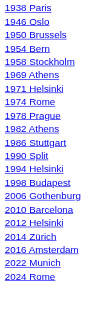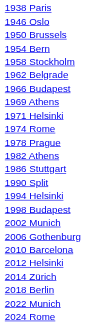+ row: (37, 75)
+ row: (38, 89)
+ row: (33, 223)
- row: (42, 250)
+ row: (30, 290)
